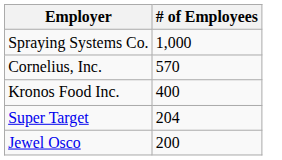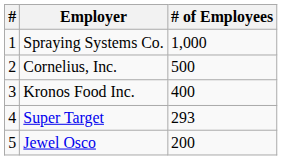+ column: (12, 17)
(168, 67) 570 -> (183, 67) 500
(168, 117) 204 -> (183, 117) 293
